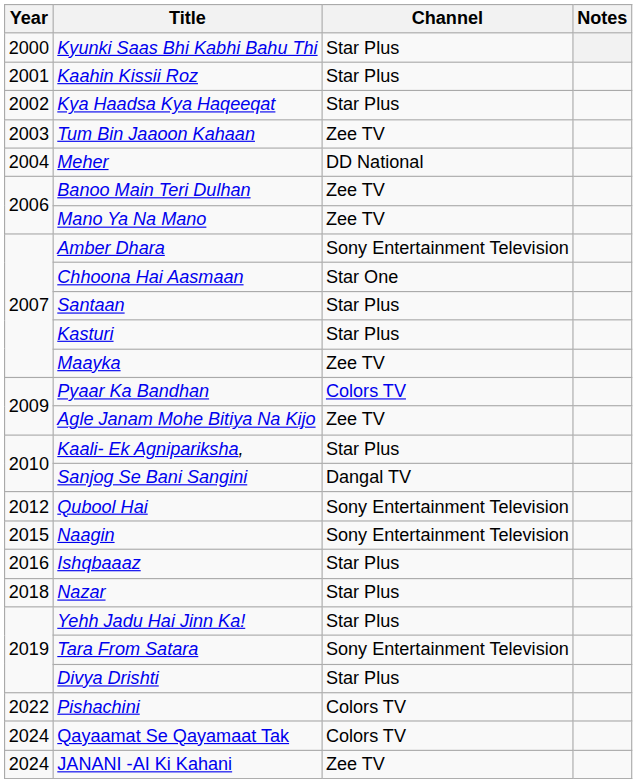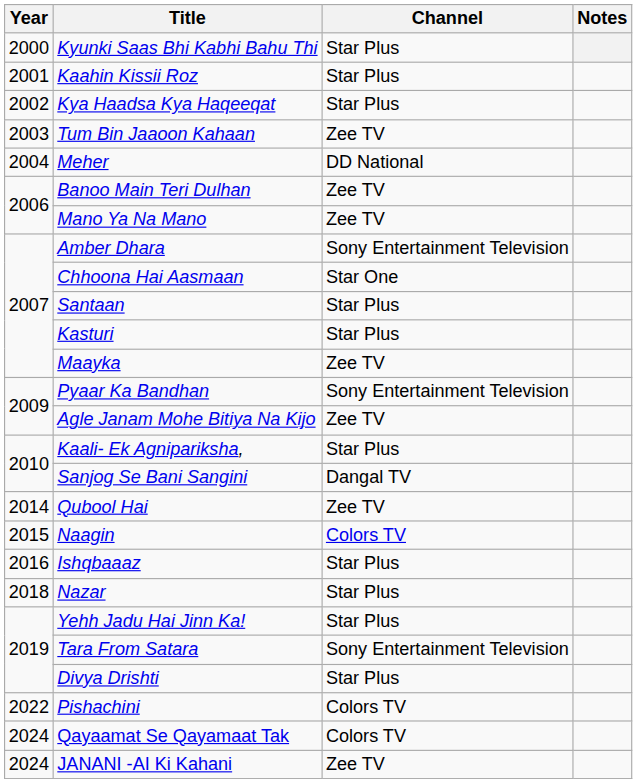(366, 391) Colors TV -> (447, 391) Sony Entertainment Television
(29, 506) 2012 -> (29, 506) 2014
(447, 506) Sony Entertainment Television -> (355, 506) Zee TV
(447, 534) Sony Entertainment Television -> (366, 534) Colors TV
